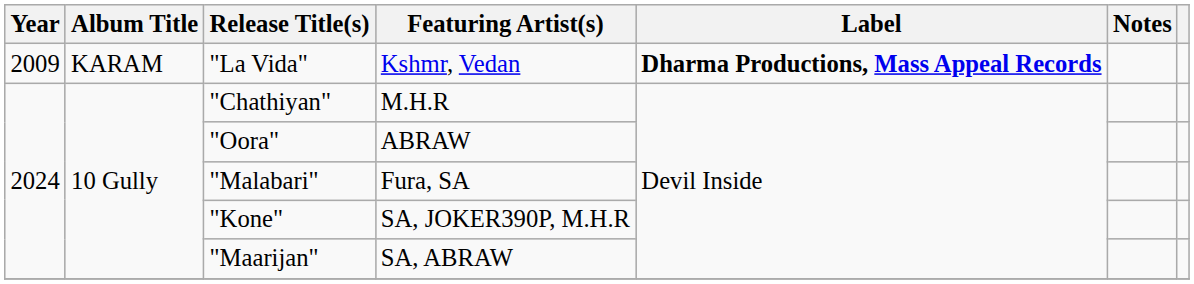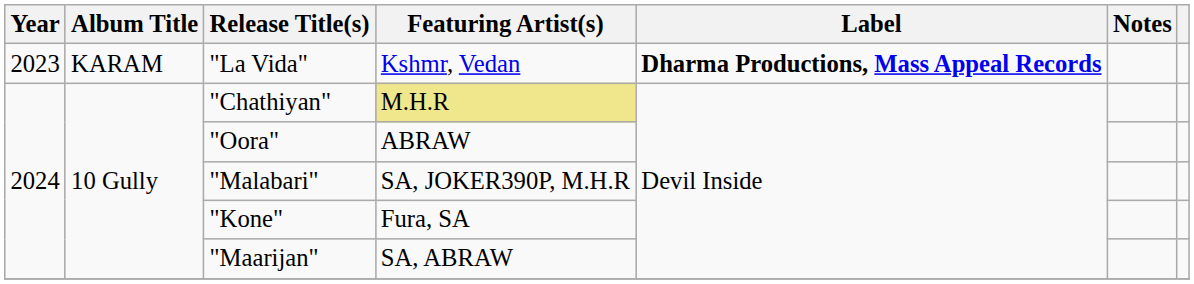(35, 63) 2009 -> (35, 63) 2023
(415, 102) no background -> (415, 102) khaki background
(425, 180) Fura, SA -> (505, 180) SA, JOKER390P, M.H.R
(505, 219) SA, JOKER390P, M.H.R -> (425, 219) Fura, SA
